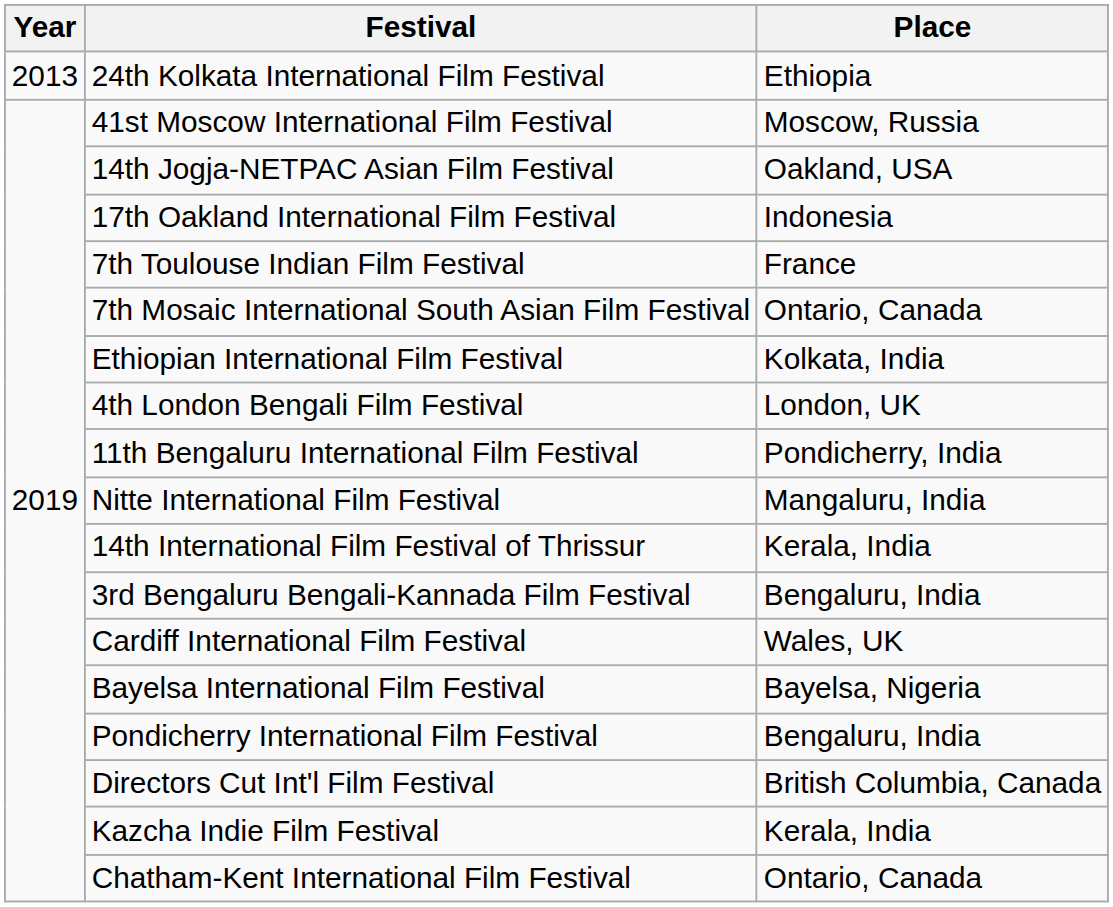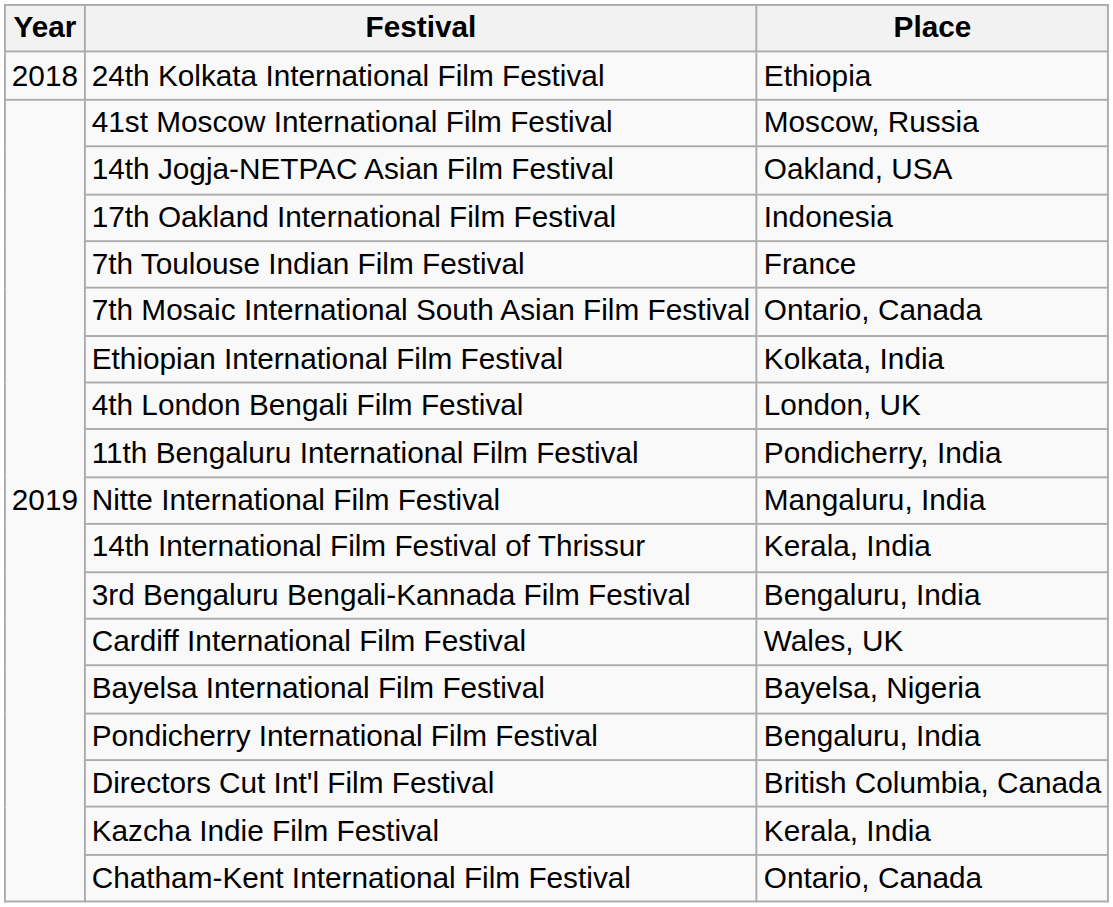(45, 75) 2013 -> (45, 75) 2018
